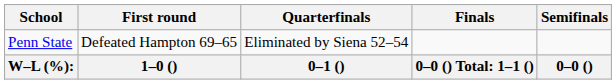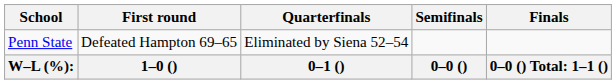columns swapped: (574, 17) <-> (475, 17)
